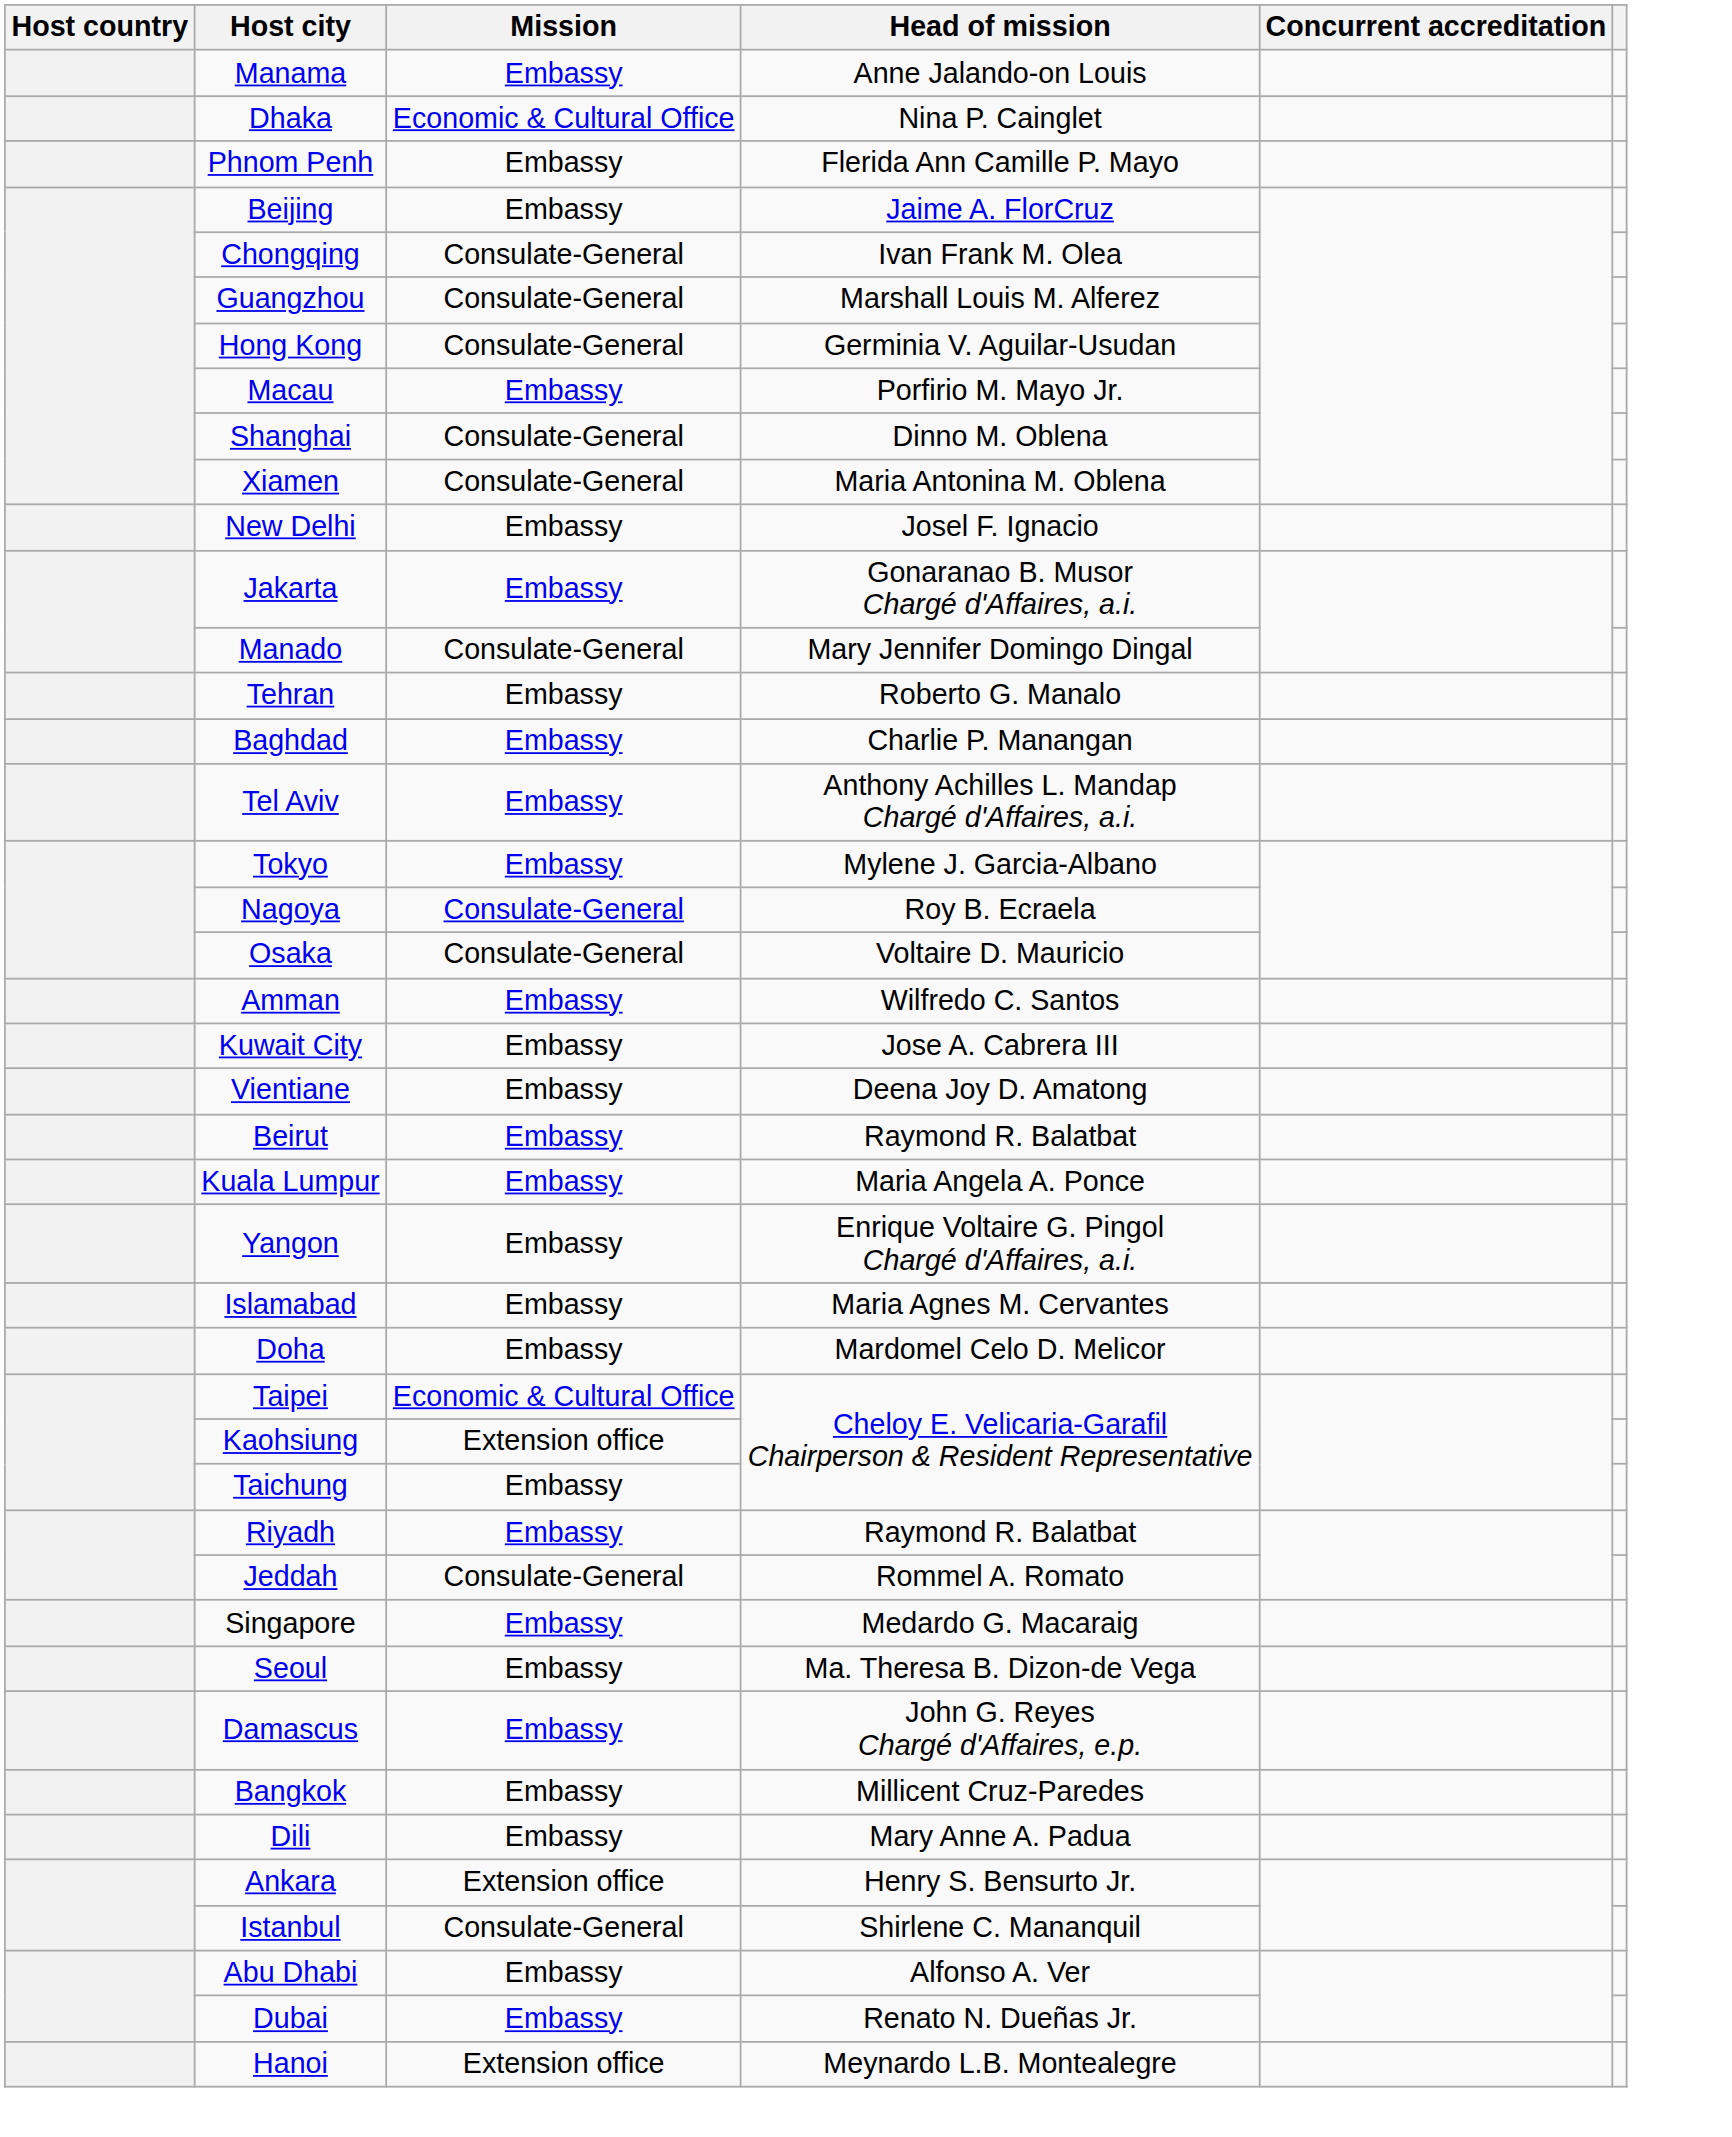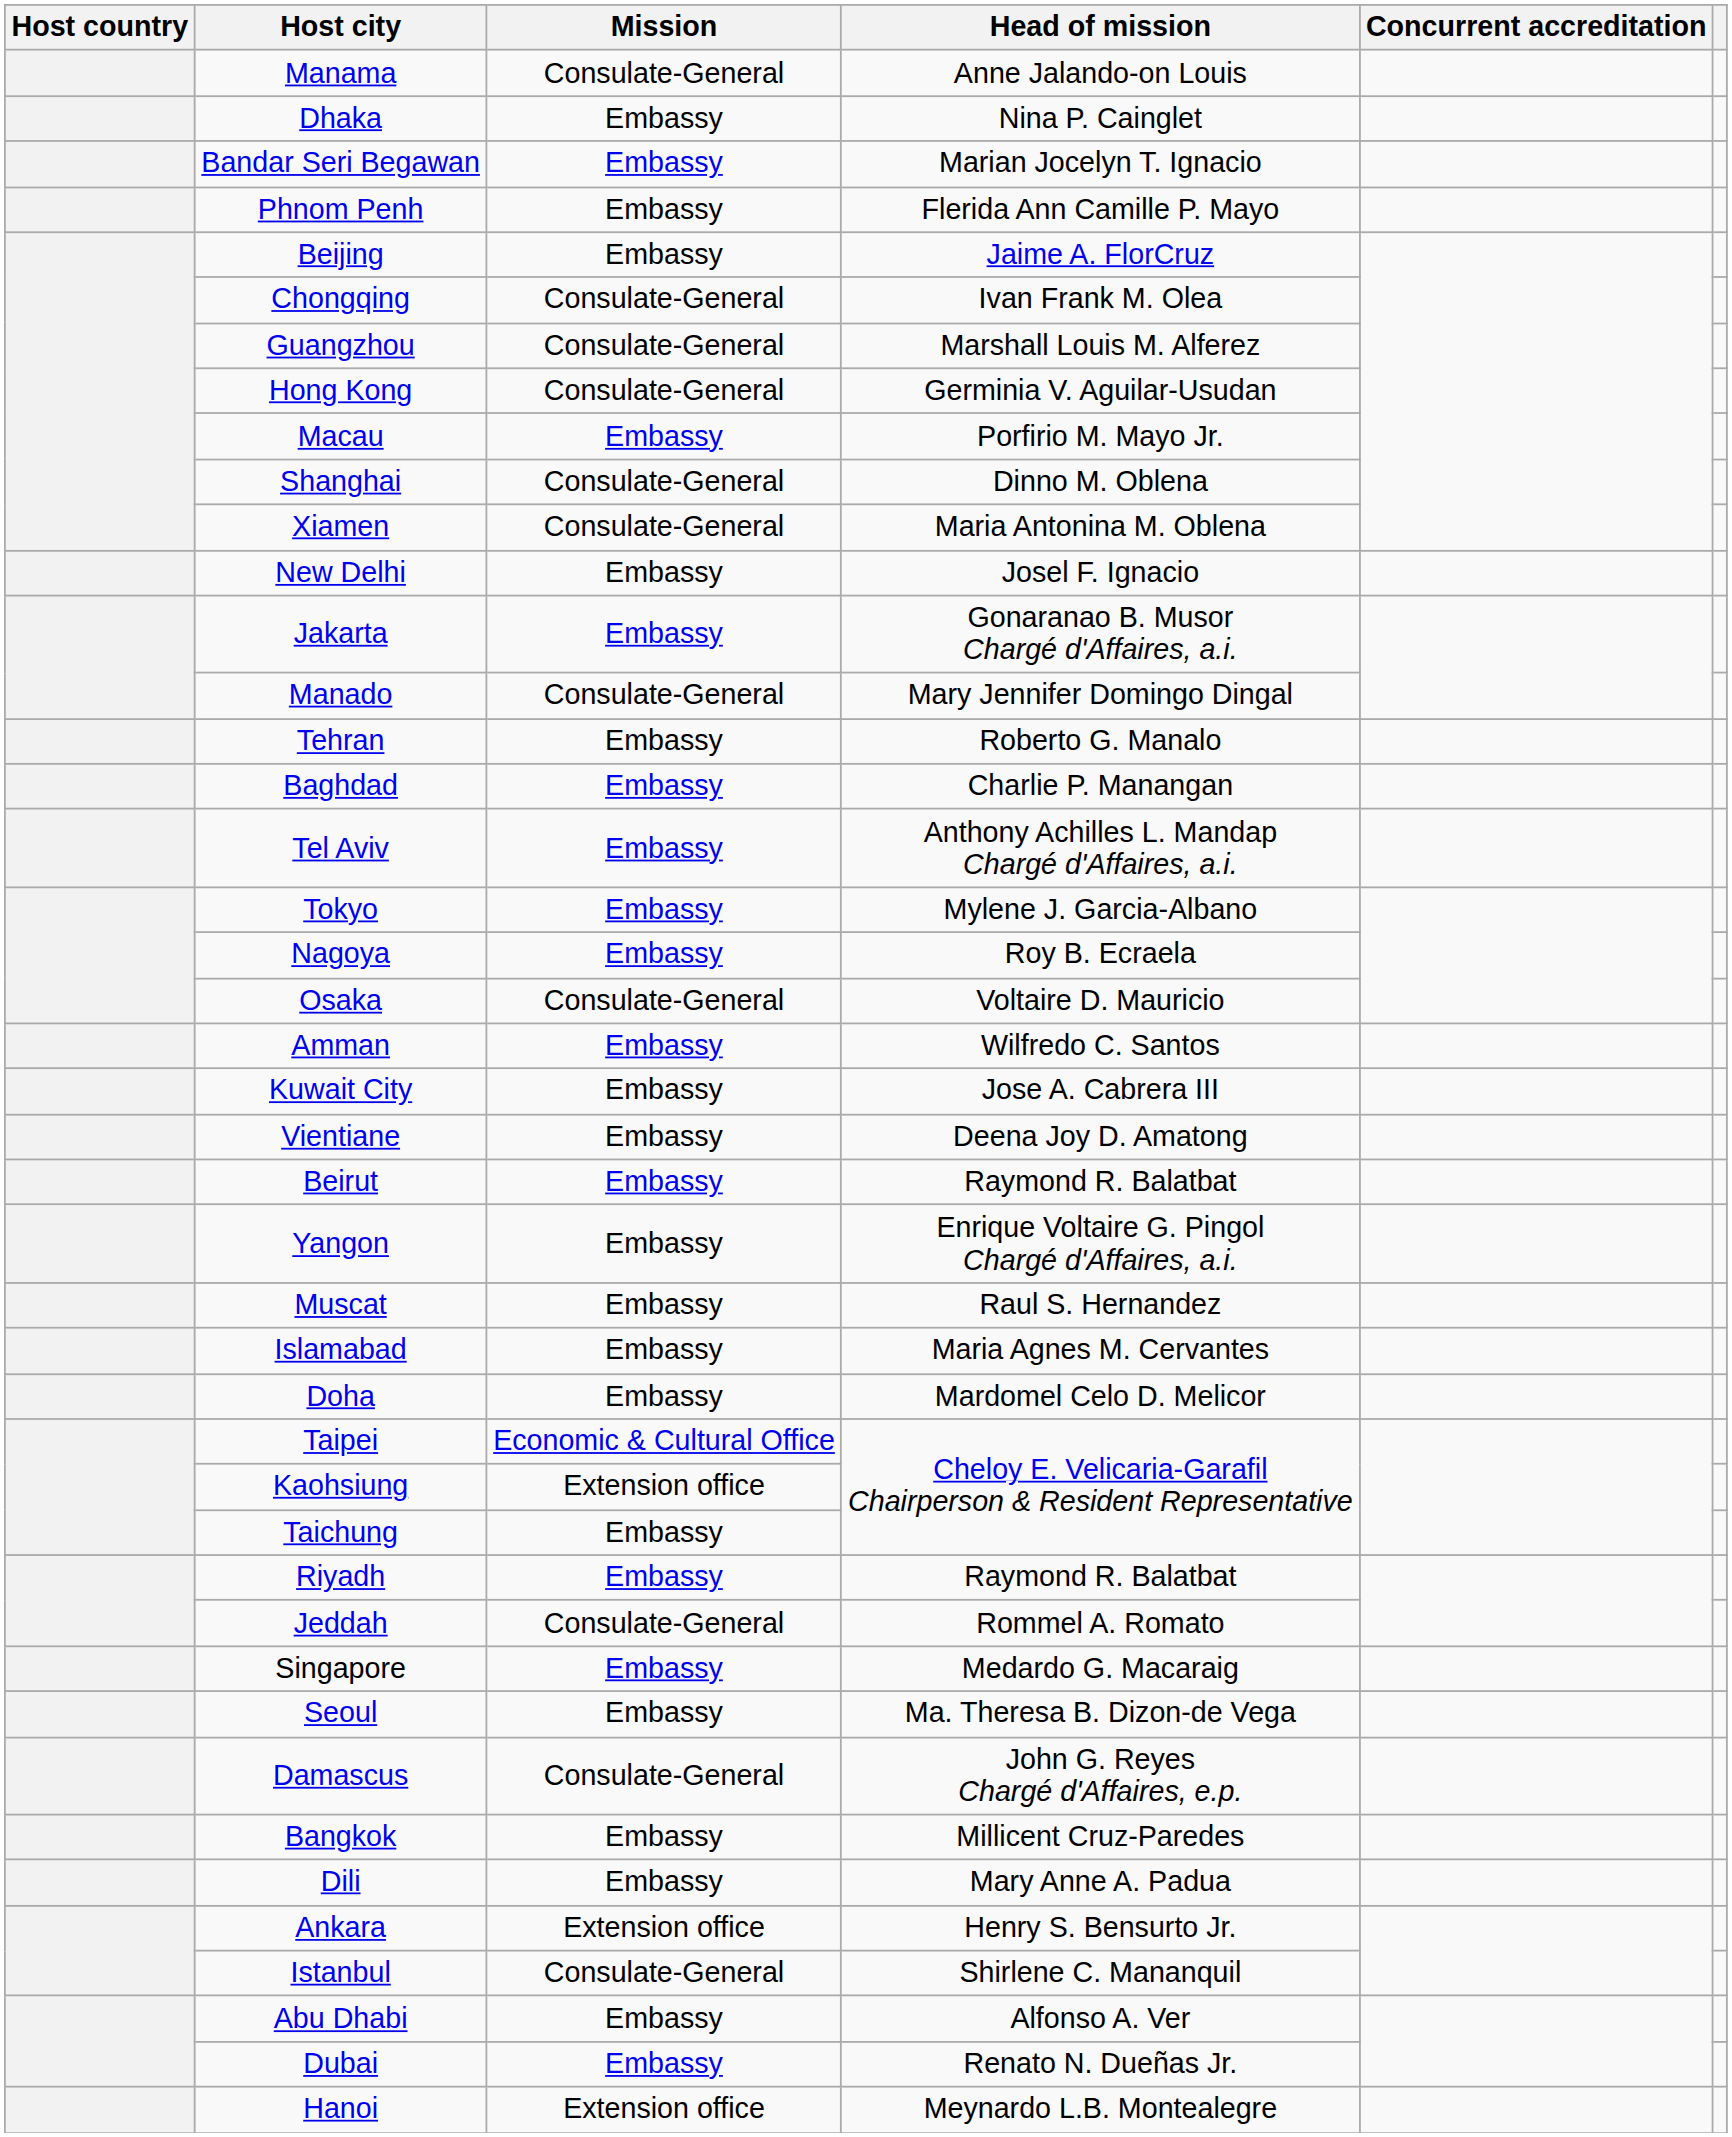(564, 72) Embassy -> (664, 72) Consulate-General
(564, 118) Economic & Cultural Office -> (664, 118) Embassy
+ row: (341, 163)
(564, 909) Consulate-General -> (664, 954) Embassy
- row: (290, 1181)
+ row: (341, 1304)
(564, 1729) Embassy -> (664, 1775) Consulate-General
